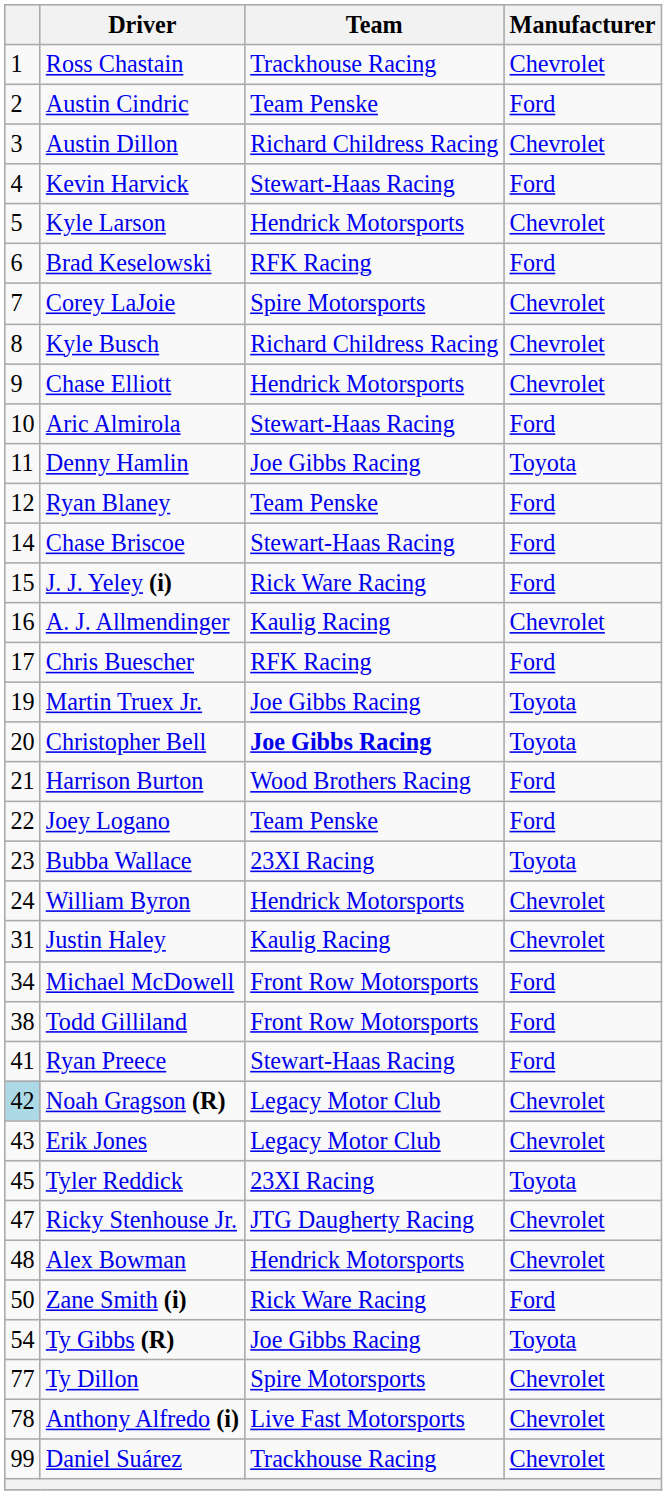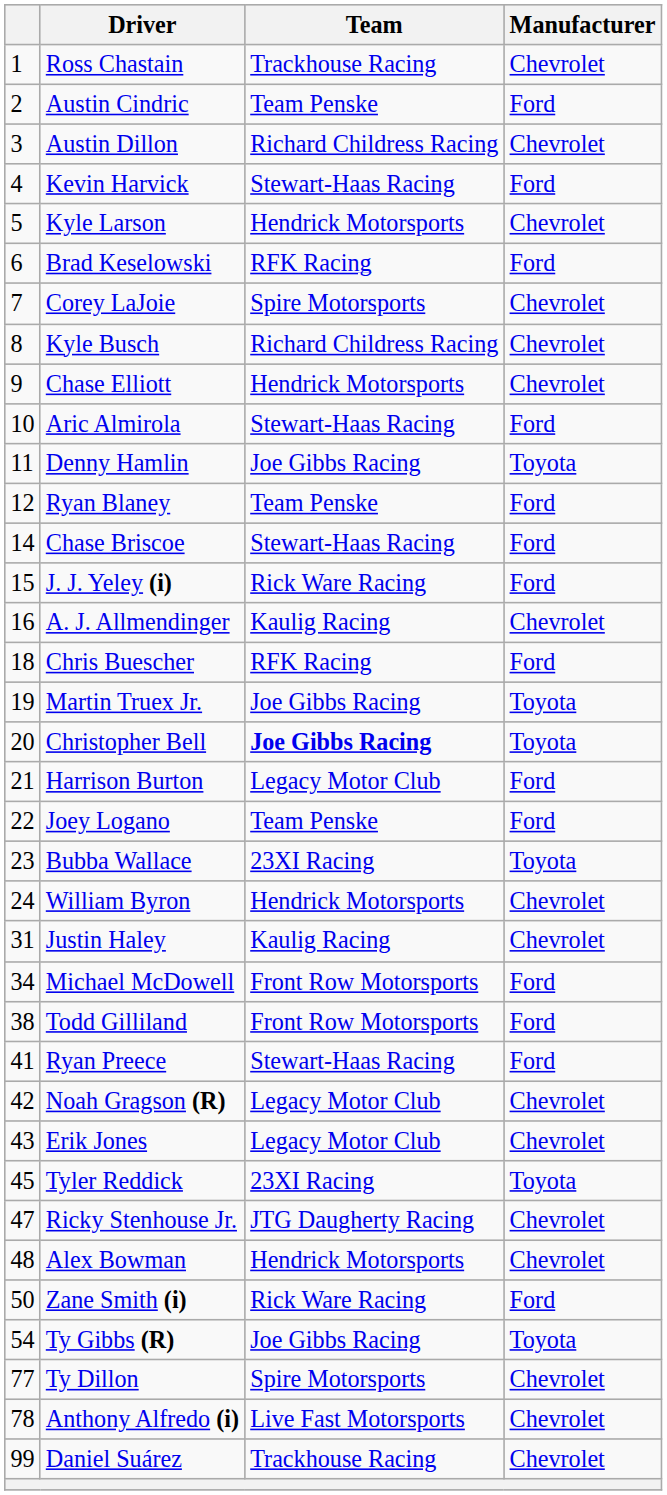(22, 662) 17 -> (22, 662) 18
(361, 781) Wood Brothers Racing -> (345, 781) Legacy Motor Club
(22, 1100) lightblue background -> (22, 1100) no background
